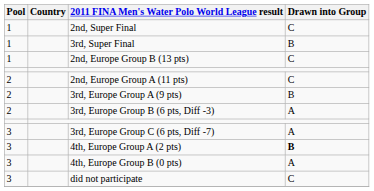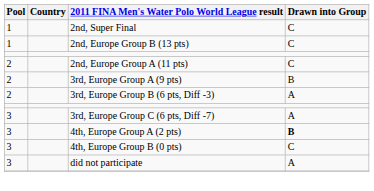- row: (9, 43)
(291, 163) A -> (291, 147) C
(291, 178) C -> (291, 163) A
